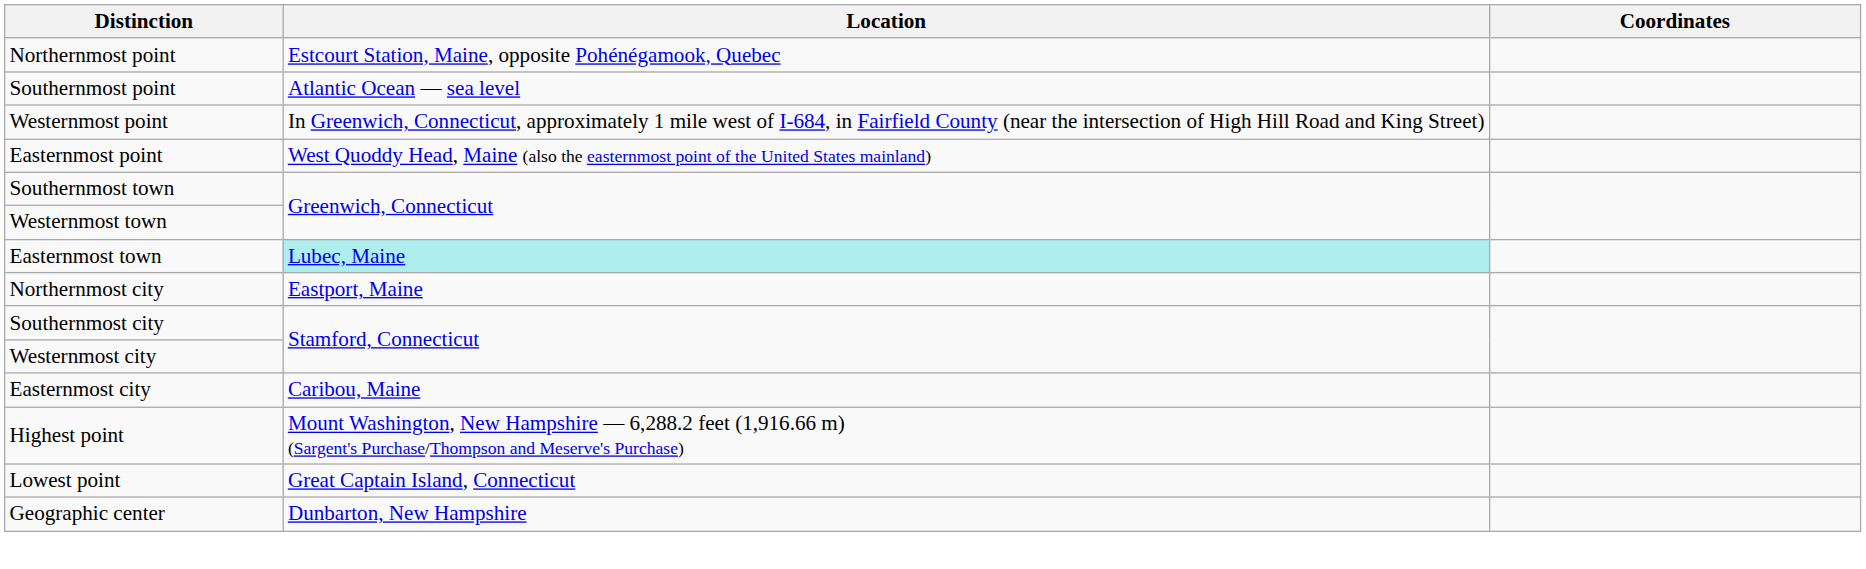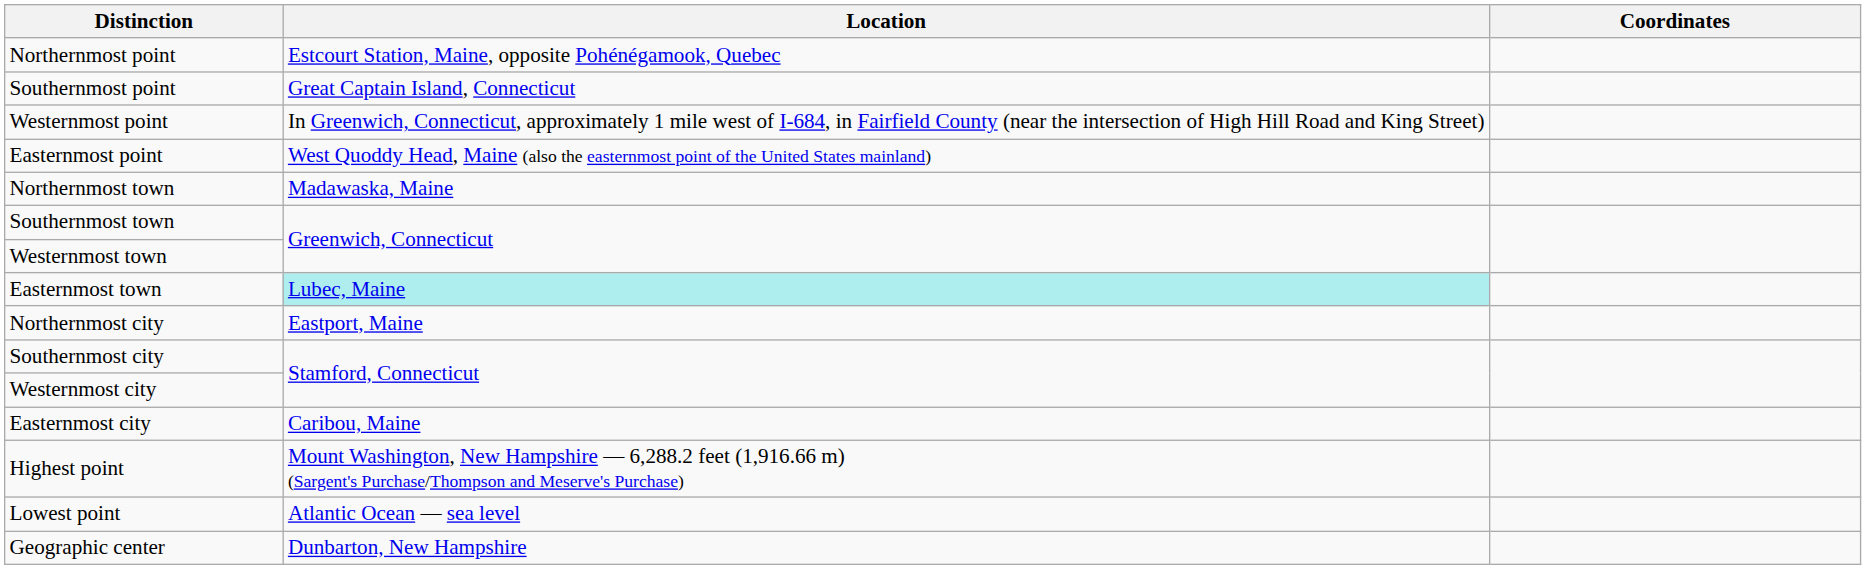(404, 88) Atlantic Ocean — sea level -> (432, 88) Great Captain Island, Connecticut
+ row: (92, 188)
(432, 480) Great Captain Island, Connecticut -> (404, 513) Atlantic Ocean — sea level
